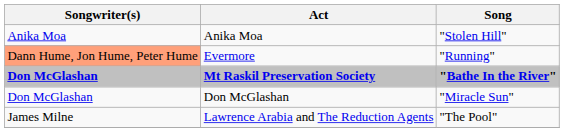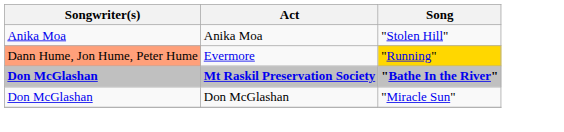(467, 55) no background -> (409, 55) gold background
- row: (319, 117)
